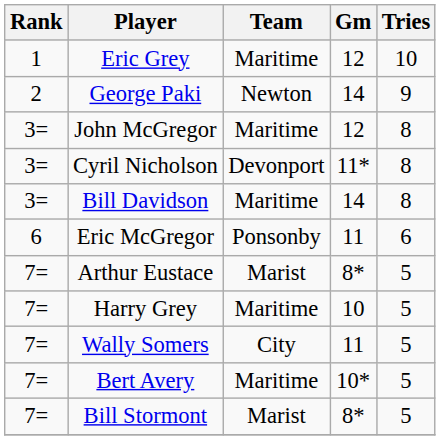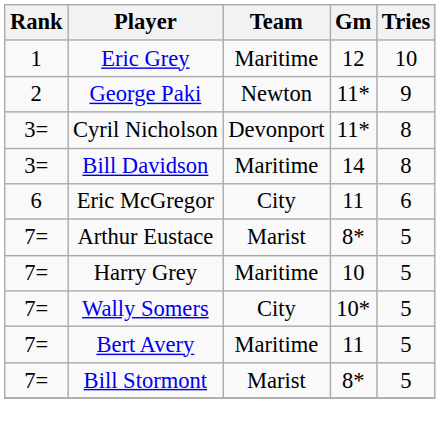(353, 93) 14 -> (353, 93) 11*
- row: (145, 129)
(276, 237) Ponsonby -> (276, 201) City
(353, 344) 11 -> (353, 308) 10*
(353, 380) 10* -> (353, 344) 11
